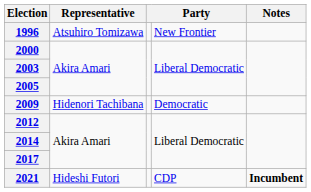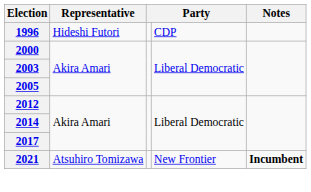(98, 31) Atsuhiro Tomizawa -> (86, 31) Hideshi Futori
(185, 31) New Frontier -> (165, 31) CDP
- row: (27, 104)
(86, 178) Hideshi Futori -> (98, 159) Atsuhiro Tomizawa
(165, 178) CDP -> (185, 159) New Frontier
